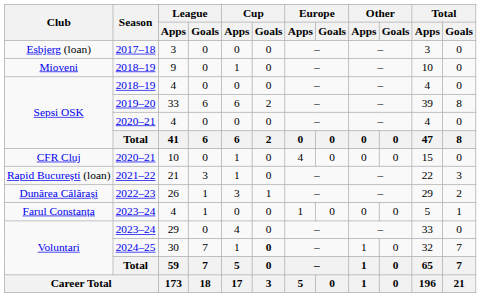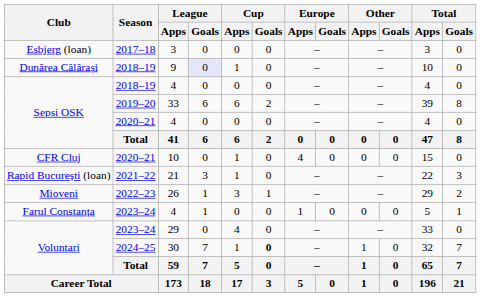(59, 67) Mioveni -> (59, 67) Dunărea Călărași
(205, 67) no background -> (205, 67) lavender background
(59, 193) Dunărea Călărași -> (59, 193) Mioveni
